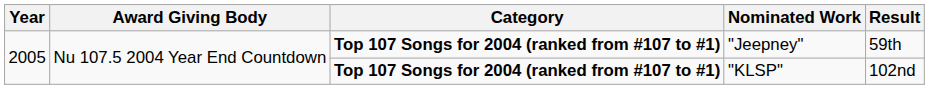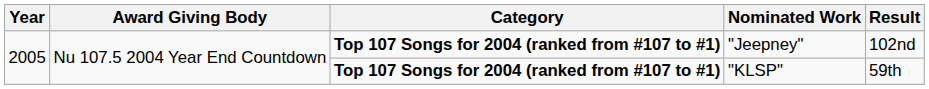(885, 44) 59th -> (892, 44) 102nd
(892, 71) 102nd -> (885, 71) 59th
